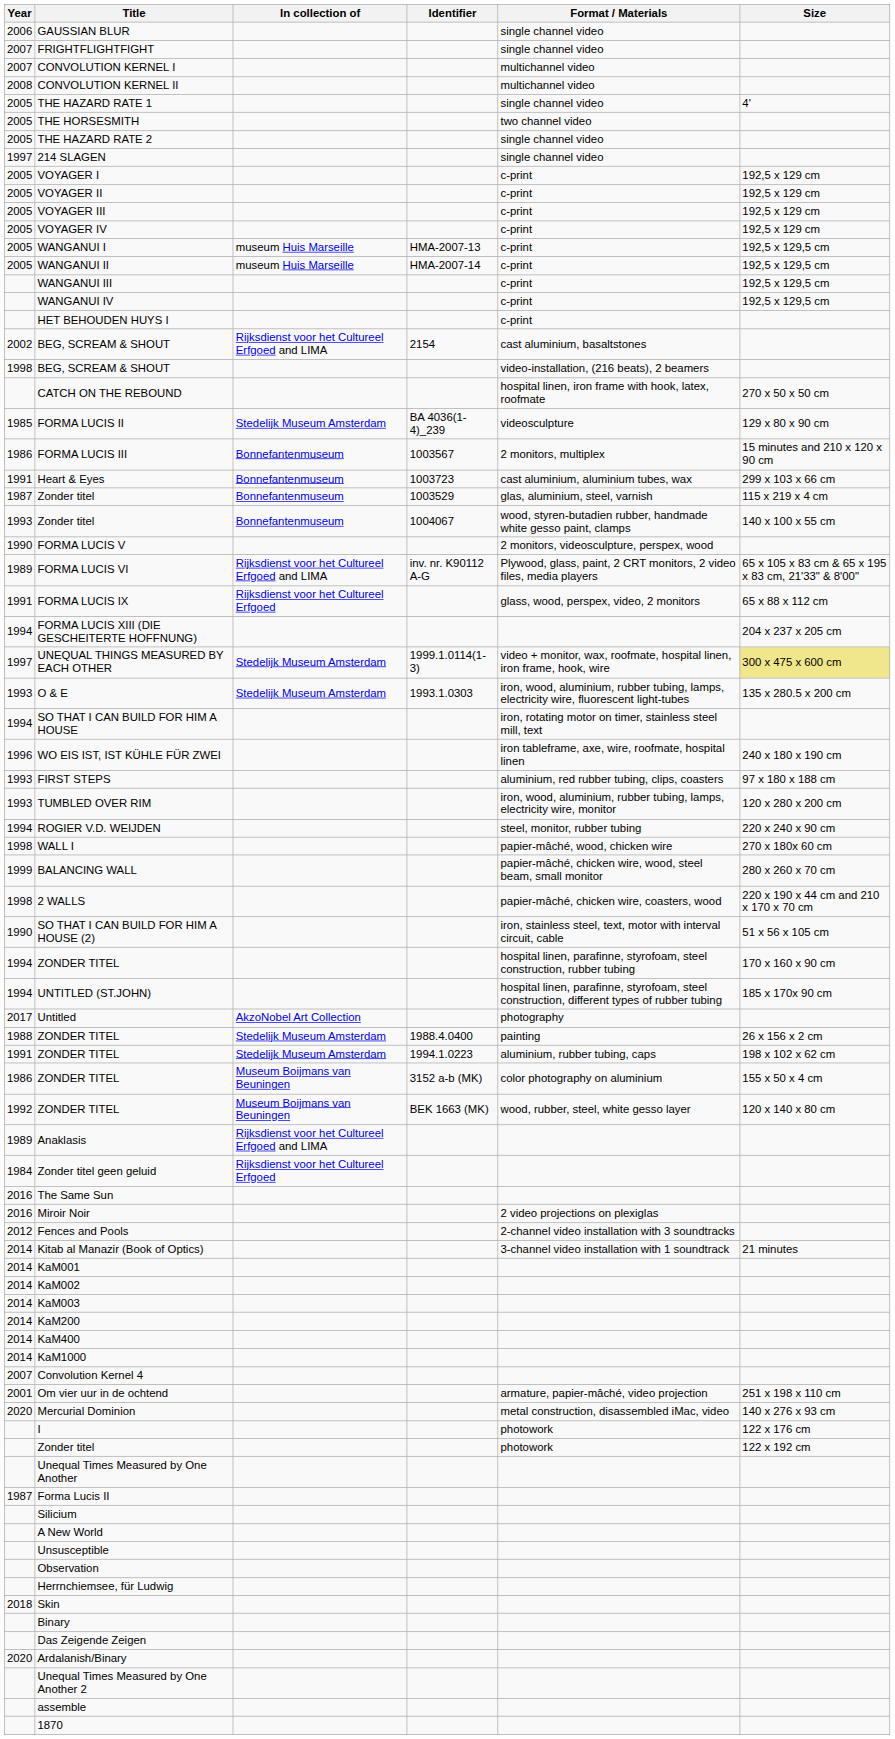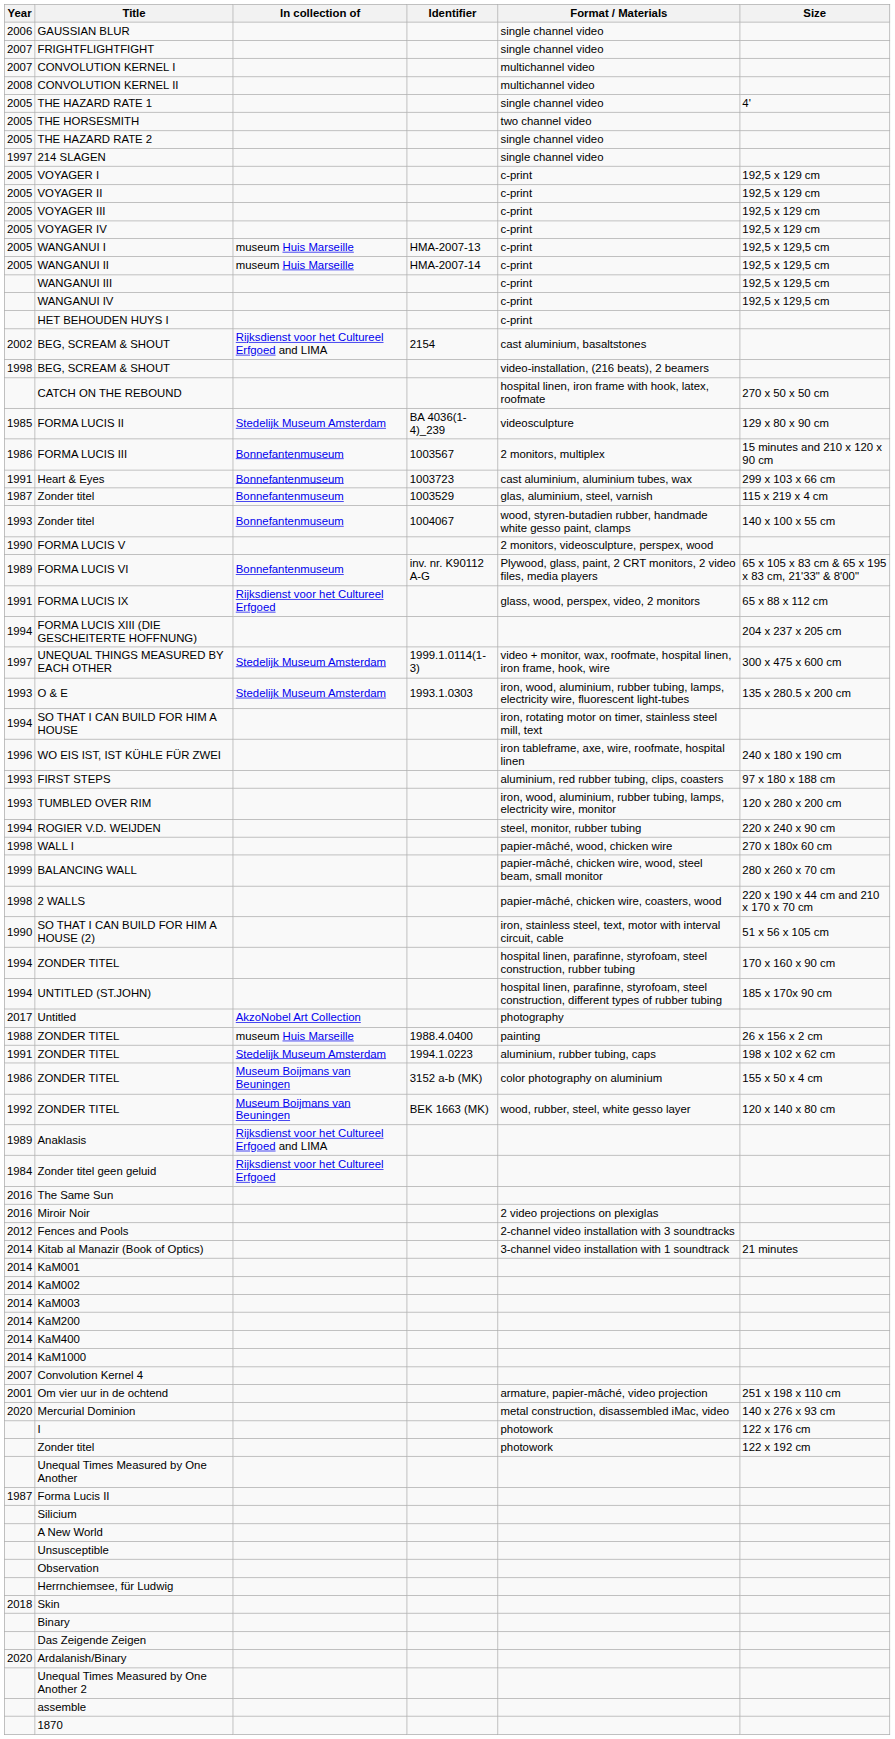(310, 570) Rijksdienst voor het Cultureel Erfgoed and LIMA -> (290, 570) Bonnefantenmuseum
(792, 662) khaki background -> (792, 662) no background
(311, 1036) Stedelijk Museum Amsterdam -> (295, 1036) museum Huis Marseille
